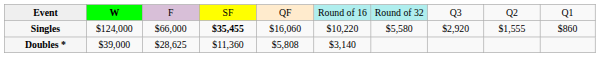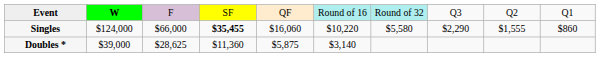(456, 29) $2,920 -> (456, 29) $2,290
(285, 45) $5,808 -> (285, 45) $5,875
